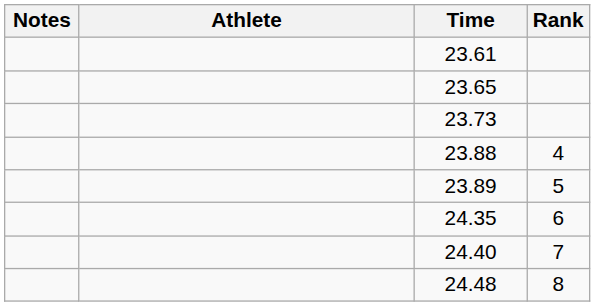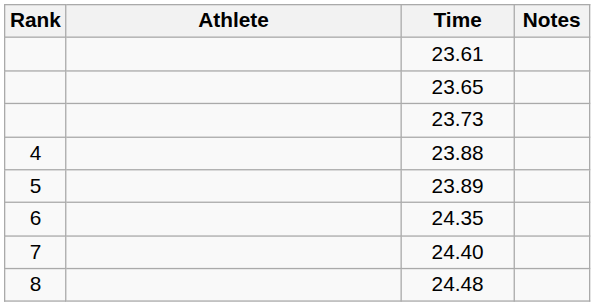columns swapped: (558, 20) <-> (42, 20)
